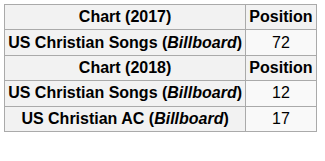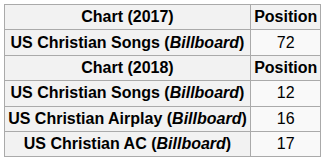+ row: (286, 118)
